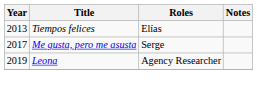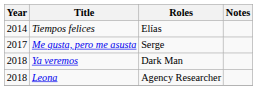(17, 28) 2013 -> (17, 28) 2014
+ row: (55, 61)
(17, 61) 2019 -> (17, 77) 2018
